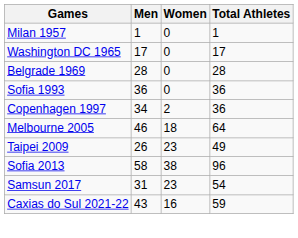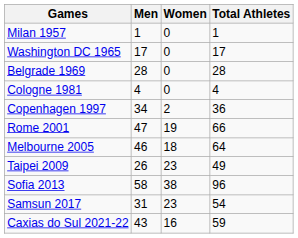+ row: (45, 90)
- row: (36, 90)
+ row: (38, 128)
